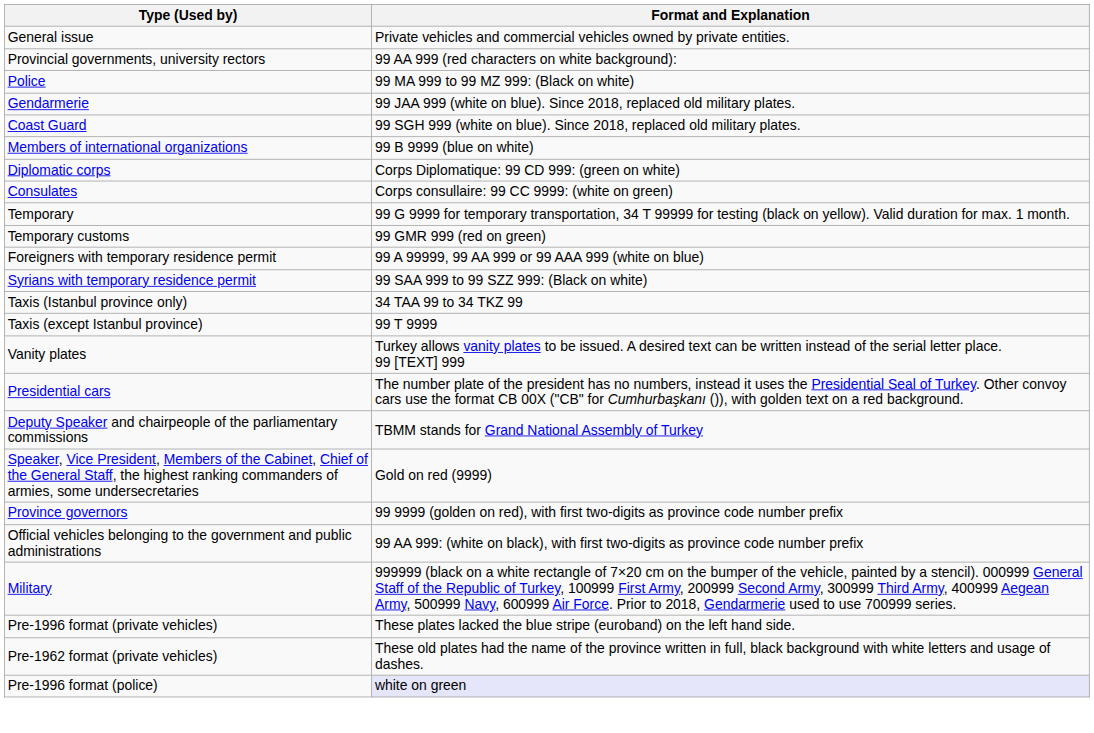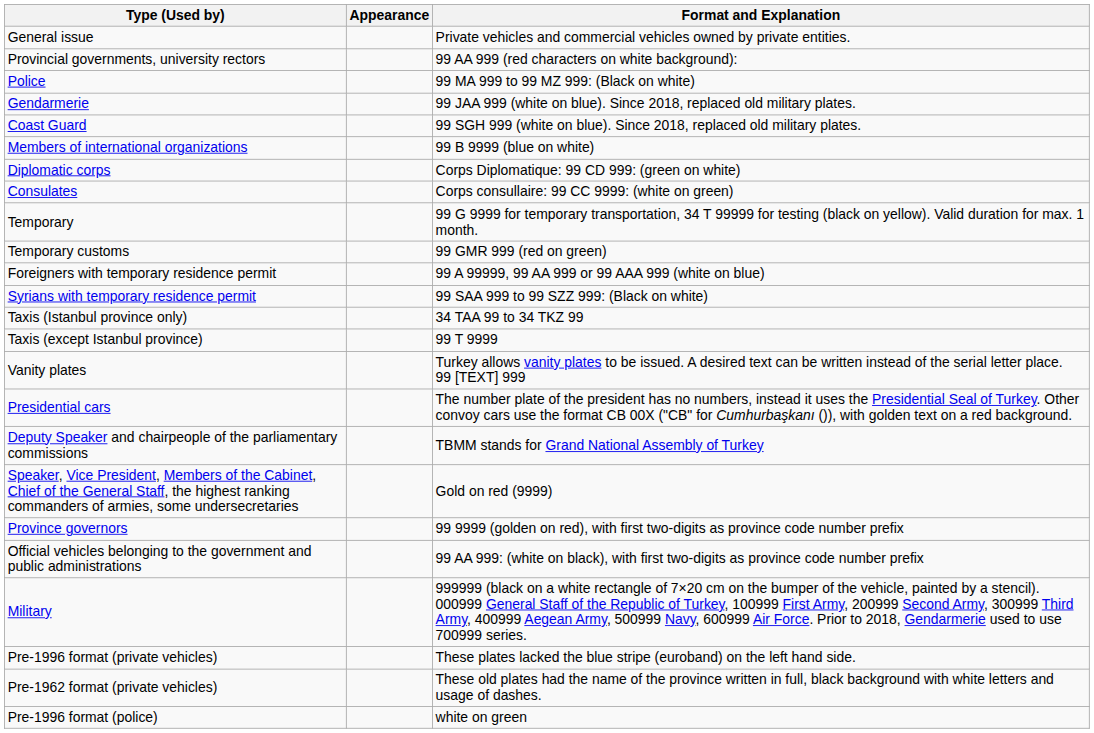+ column: (389, 15)
(421, 686) lavender background -> (481, 717) no background
